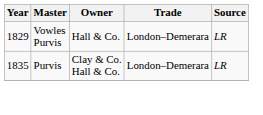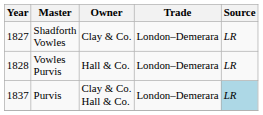+ row: (55, 36)
(18, 36) 1829 -> (18, 65) 1828
(18, 65) 1835 -> (18, 95) 1837
(220, 65) no background -> (230, 95) lightblue background
